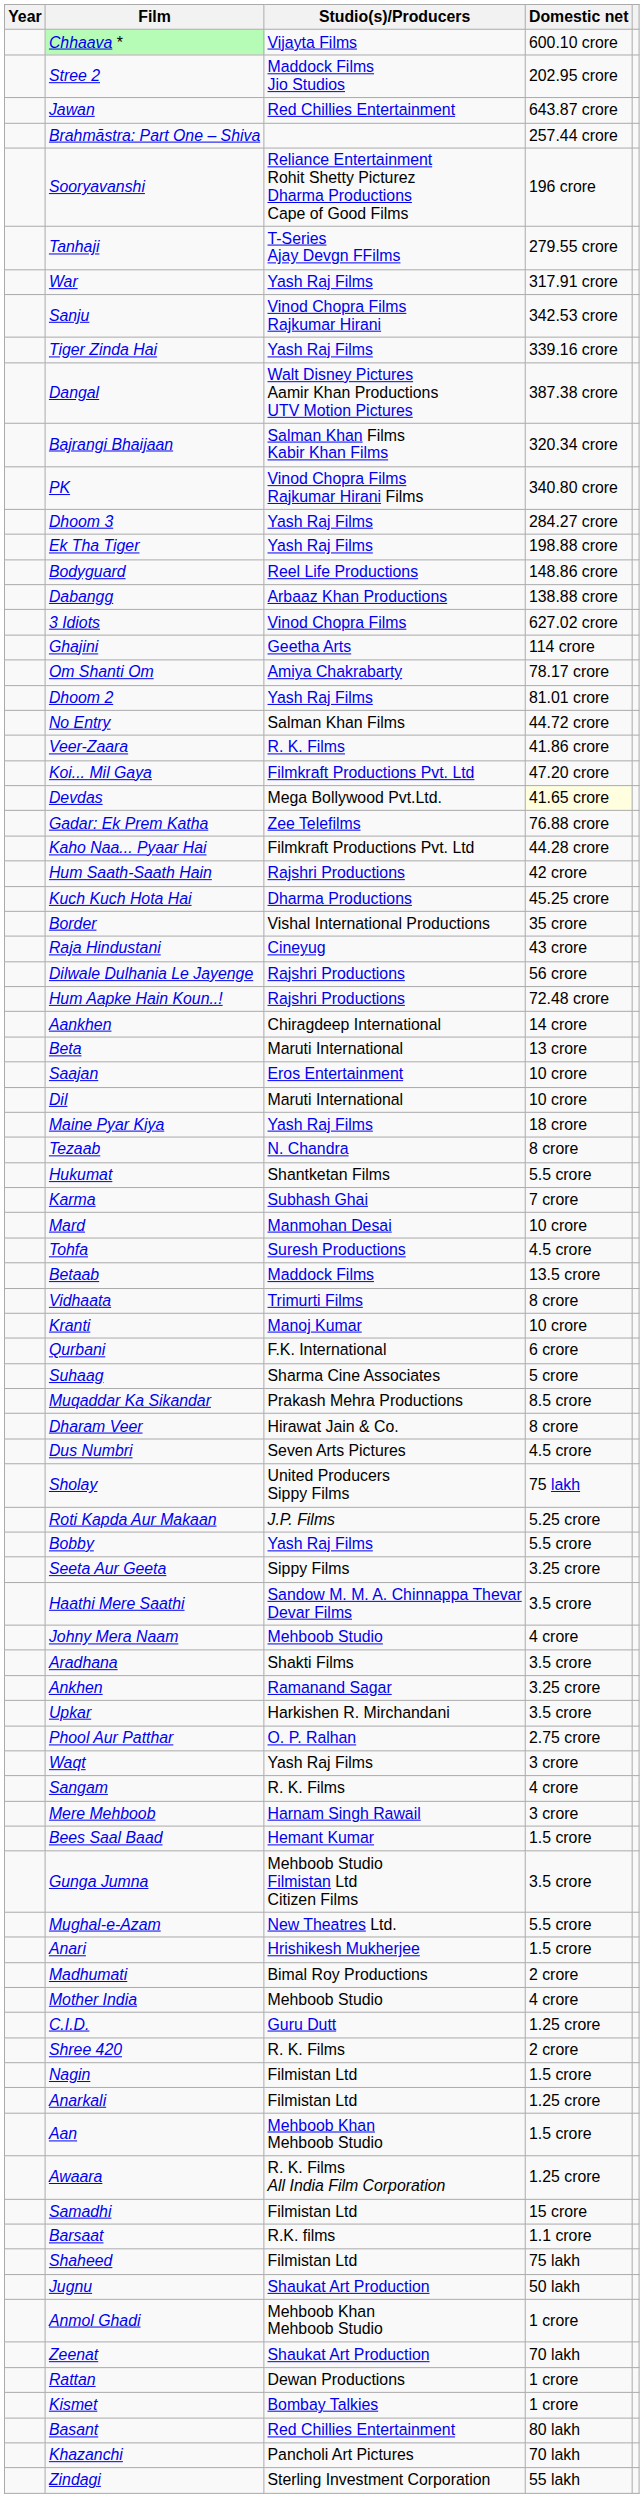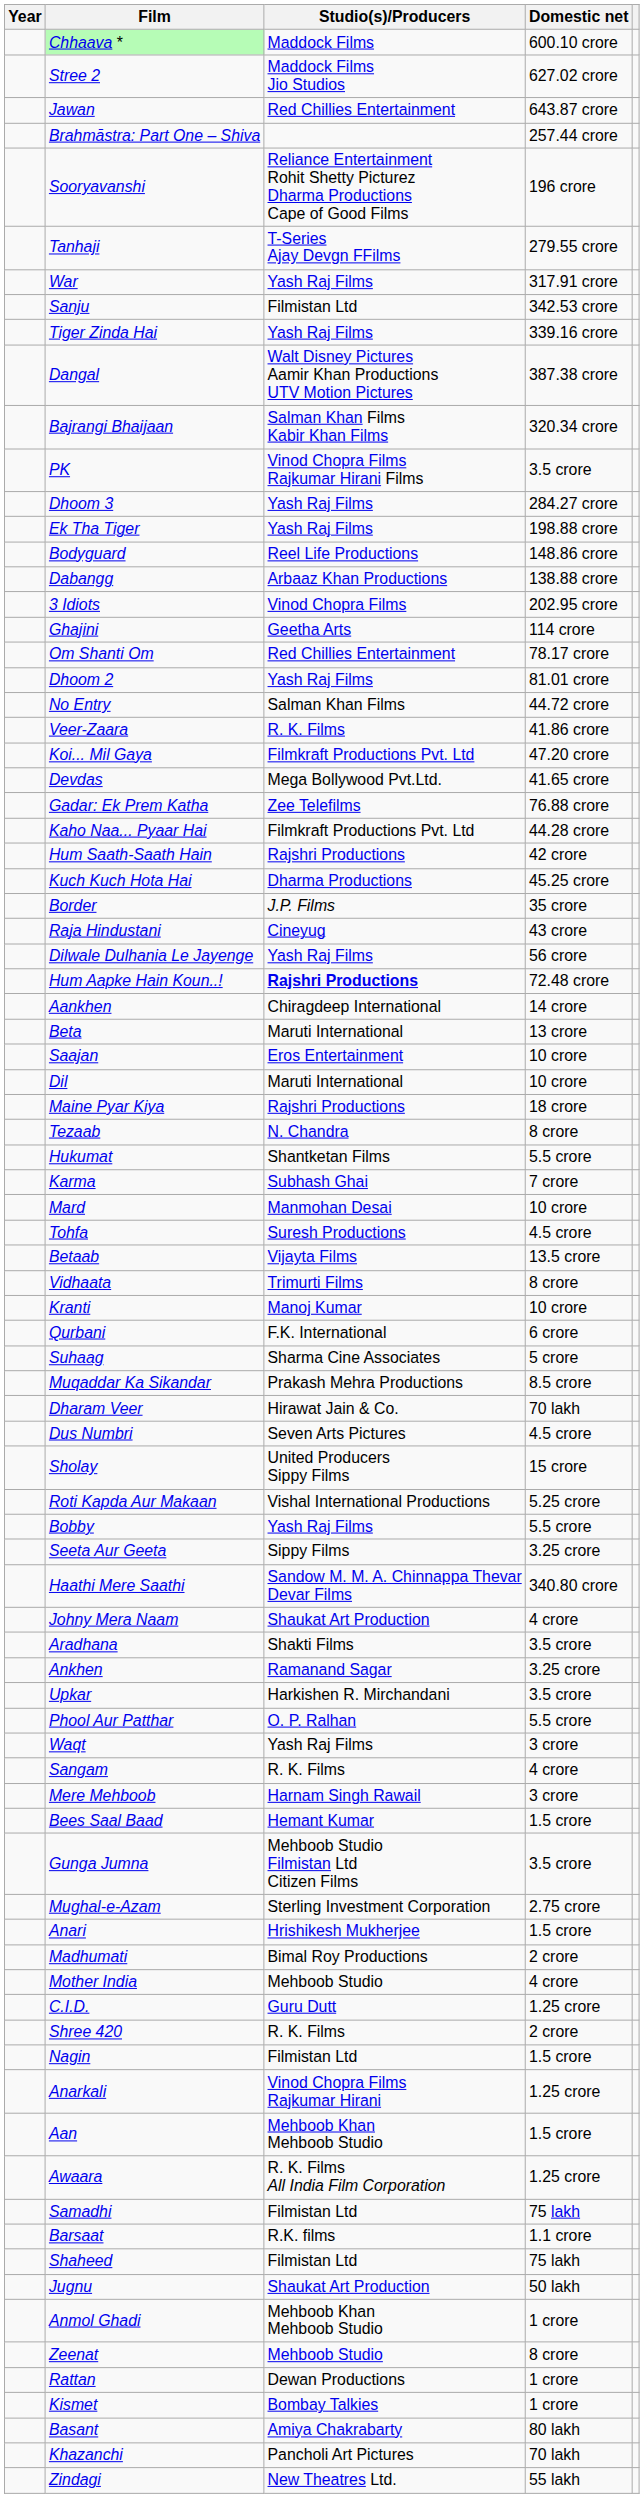(312, 42) Vijayta Films -> (321, 42) Maddock Films
(573, 76) 202.95 crore -> (573, 76) 627.02 crore
(337, 316) Vinod Chopra Films Rajkumar Hirani -> (312, 307) Filmistan Ltd
(573, 487) 340.80 crore -> (560, 469) 3.5 crore
(573, 622) 627.02 crore -> (573, 604) 202.95 crore
(335, 672) Amiya Chakrabarty -> (361, 654) Red Chillies Entertainment
(569, 798) lightyellow background -> (569, 780) no background
(379, 923) Vishal International Productions -> (301, 905) J.P. Films
(336, 974) Rajshri Productions -> (320, 956) Yash Raj Films
(336, 999) normal -> (343, 981) bold
(320, 1124) Yash Raj Films -> (336, 1106) Rajshri Productions
(321, 1275) Maddock Films -> (312, 1257) Vijayta Films
(554, 1426) 8 crore -> (555, 1408) 70 lakh
(555, 1485) 75 lakh -> (558, 1467) 15 crore
(301, 1519) J.P. Films -> (379, 1501) Vishal International Productions
(560, 1603) 3.5 crore -> (573, 1585) 340.80 crore
(325, 1637) Mehboob Studio -> (349, 1619) Shaukat Art Production
(565, 1738) 2.75 crore -> (560, 1720) 5.5 crore
(332, 1924) New Theatres Ltd. -> (379, 1906) Sterling Investment Corporation
(560, 1924) 5.5 crore -> (565, 1906) 2.75 crore
(312, 2100) Filmistan Ltd -> (337, 2091) Vinod Chopra Films Rajkumar Hirani
(558, 2211) 15 crore -> (555, 2211) 75 lakh
(349, 2354) Shaukat Art Production -> (325, 2354) Mehboob Studio
(555, 2354) 70 lakh -> (554, 2354) 8 crore
(361, 2430) Red Chillies Entertainment -> (335, 2430) Amiya Chakrabarty
(379, 2480) Sterling Investment Corporation -> (332, 2480) New Theatres Ltd.
